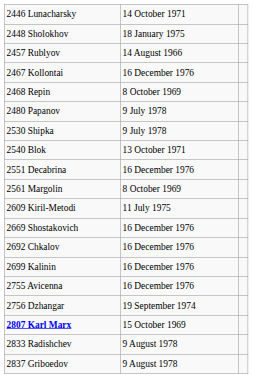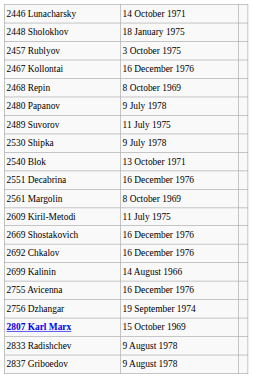(152, 53) 14 August 1966 -> (152, 50) 3 October 1975
+ row: (33, 124)
(158, 266) 16 December 1976 -> (152, 272) 14 August 1966
